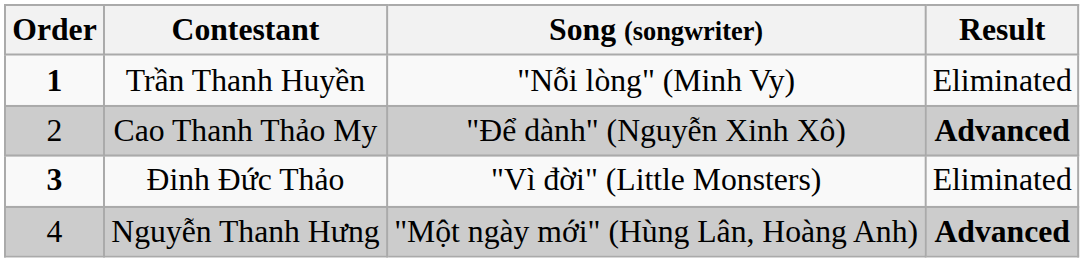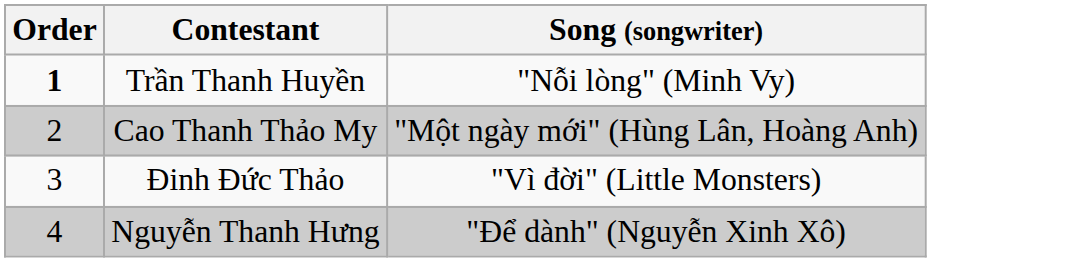- column: (1002, 29)
(656, 130) "Để dành" (Nguyễn Xinh Xô) -> (656, 130) "Một ngày mới" (Hùng Lân, Hoàng Anh)
(55, 180) bold -> (55, 180) normal
(656, 230) "Một ngày mới" (Hùng Lân, Hoàng Anh) -> (656, 230) "Để dành" (Nguyễn Xinh Xô)
